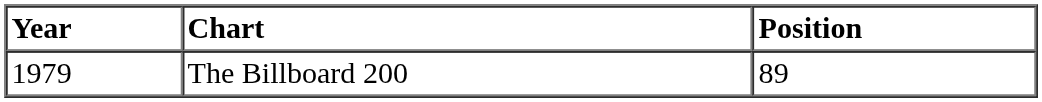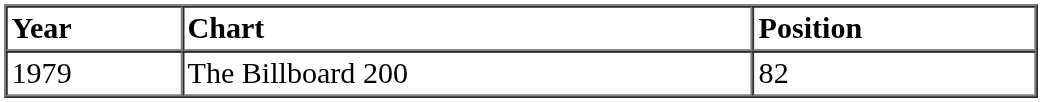(774, 73) 89 -> (774, 73) 82
